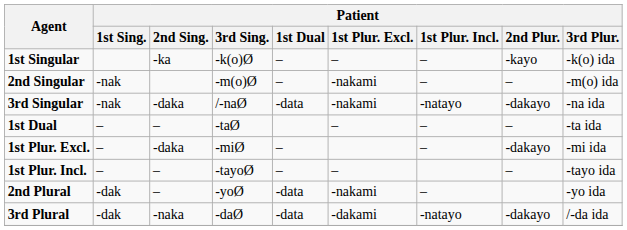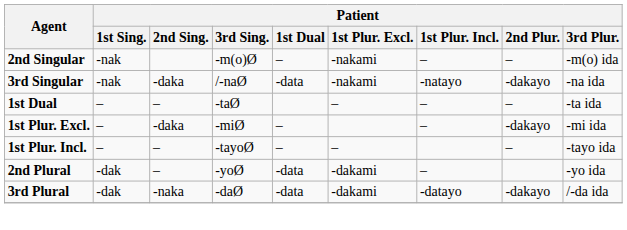- row: (43, 59)
(354, 192) -nakami -> (354, 170) -dakami
(441, 214) -natayo -> (441, 192) -datayo
